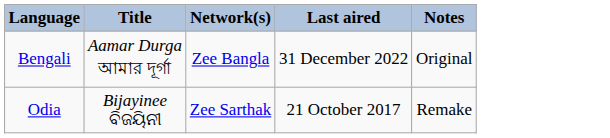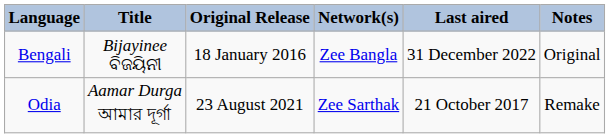+ column: (250, 17)
(135, 56) Aamar Durga আমার দূর্গা -> (135, 54) Bijayinee ବିଜୟିନୀ
(135, 109) Bijayinee ବିଜୟିନୀ -> (135, 102) Aamar Durga আমার দূর্গা
